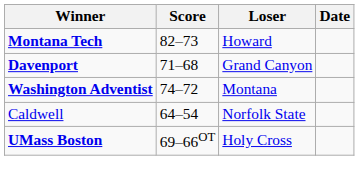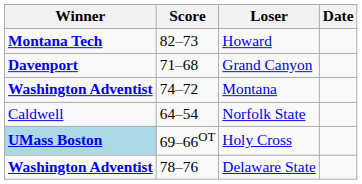(55, 140) no background -> (55, 140) lightblue background
+ row: (269, 166)
